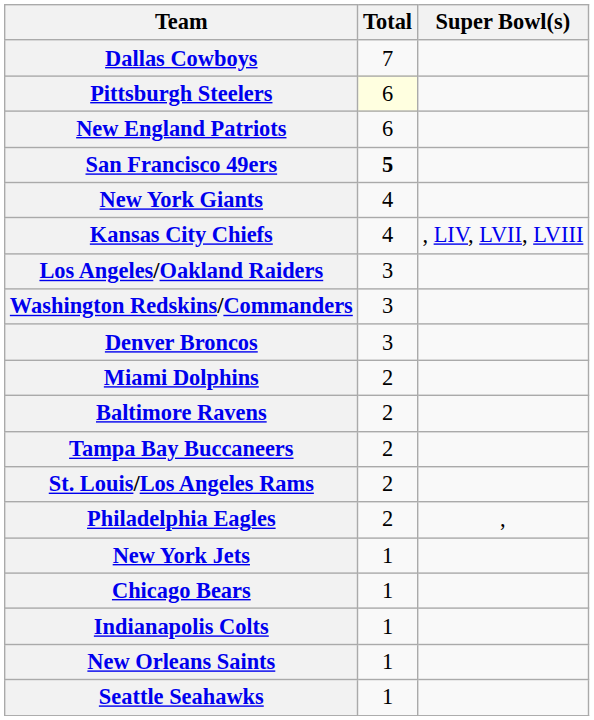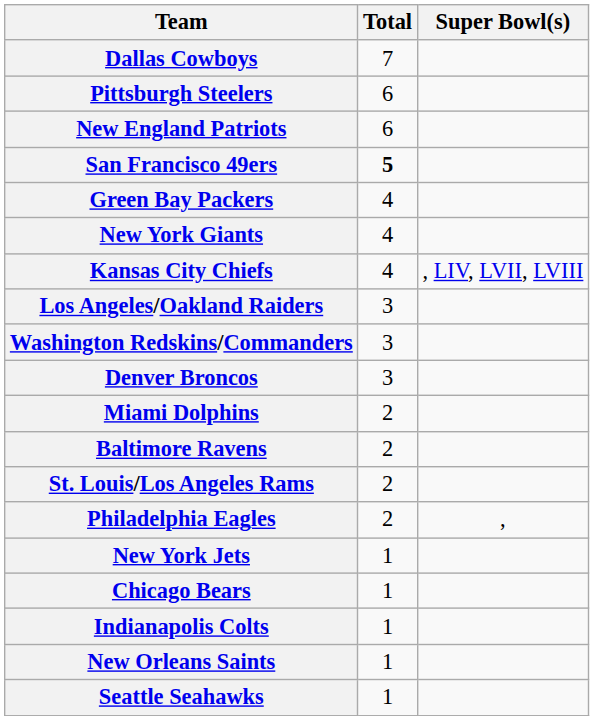(388, 93) lightyellow background -> (388, 93) no background
+ row: (181, 199)
- row: (181, 448)
